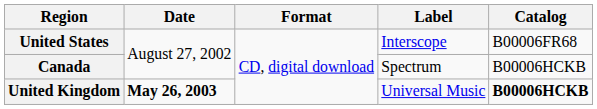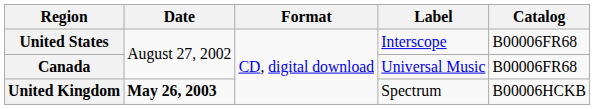(411, 66) Spectrum -> (433, 66) Universal Music
(539, 66) B00006HCKB -> (535, 66) B00006FR68
(433, 91) Universal Music -> (411, 91) Spectrum
(541, 91) bold -> (539, 91) normal
